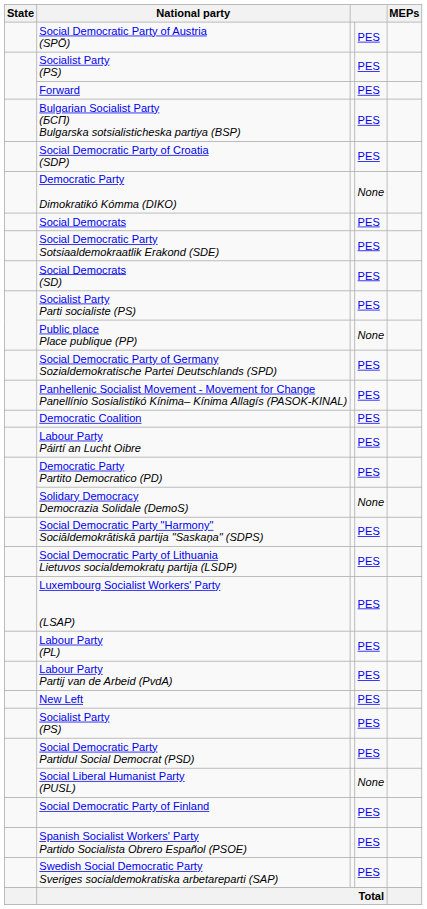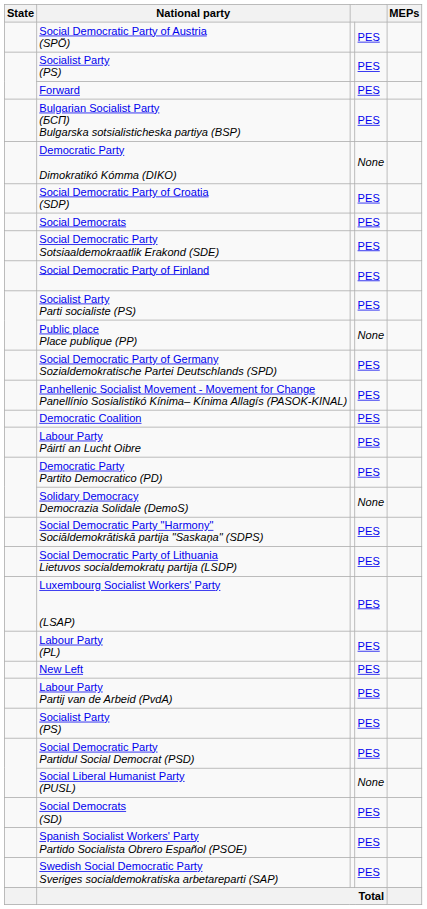rows swapped: (124, 157) <-> (108, 193)
rows swapped: (124, 807) <-> (83, 276)
rows swapped: (106, 676) <-> (61, 700)
